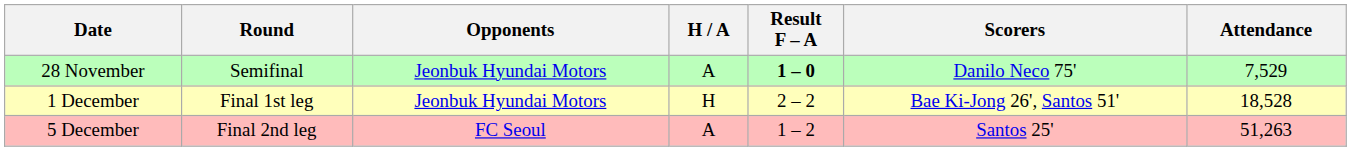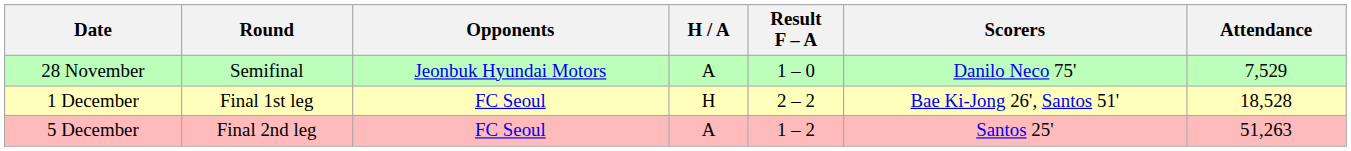(796, 70) bold -> (796, 70) normal
(510, 100) Jeonbuk Hyundai Motors -> (510, 100) FC Seoul
